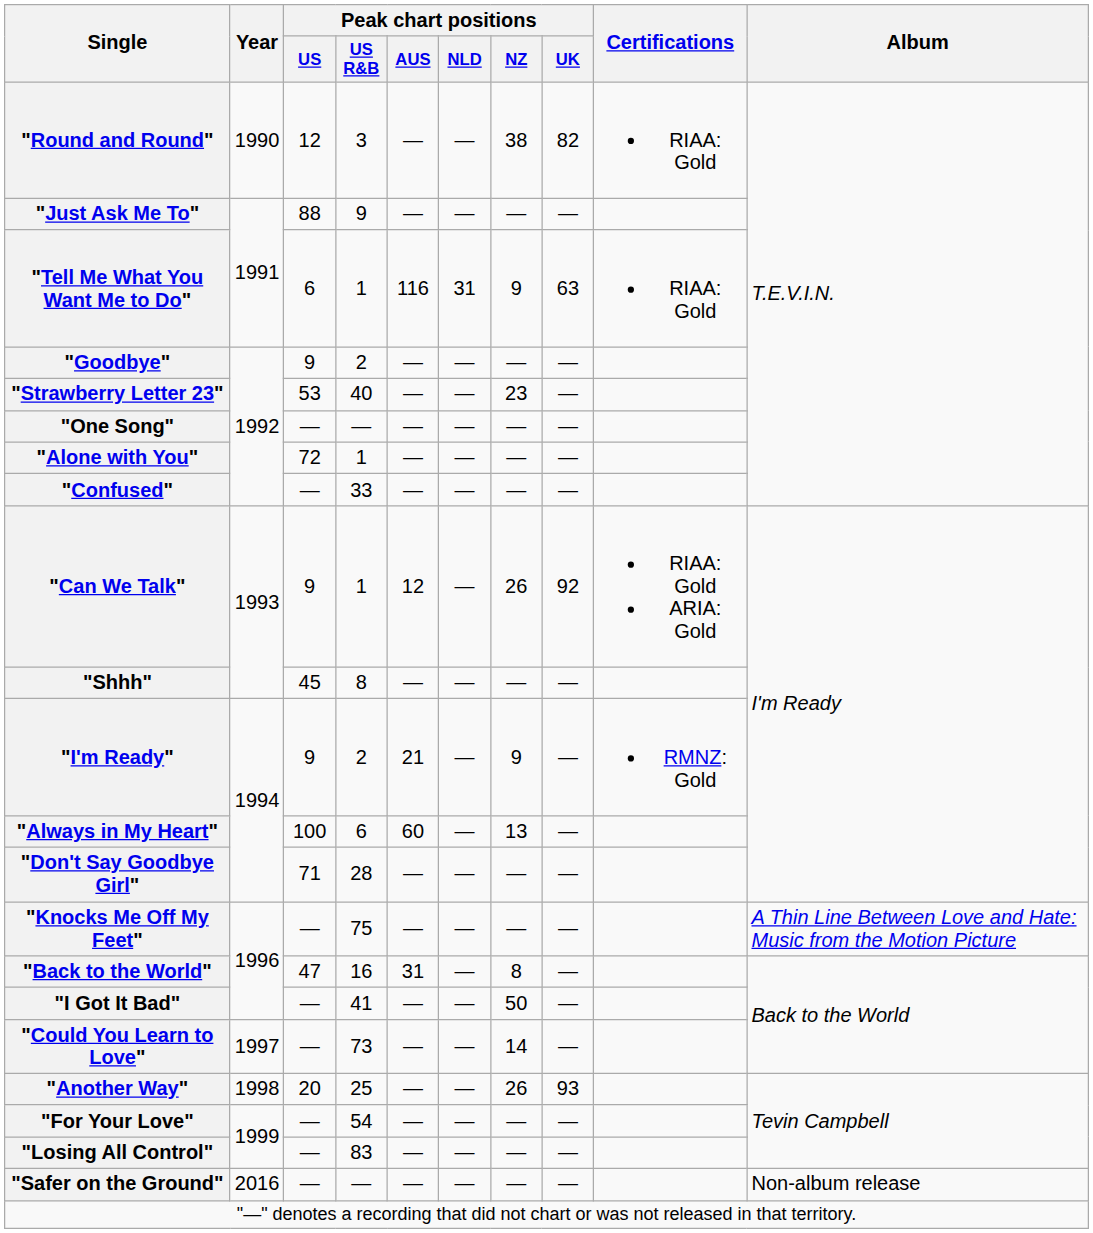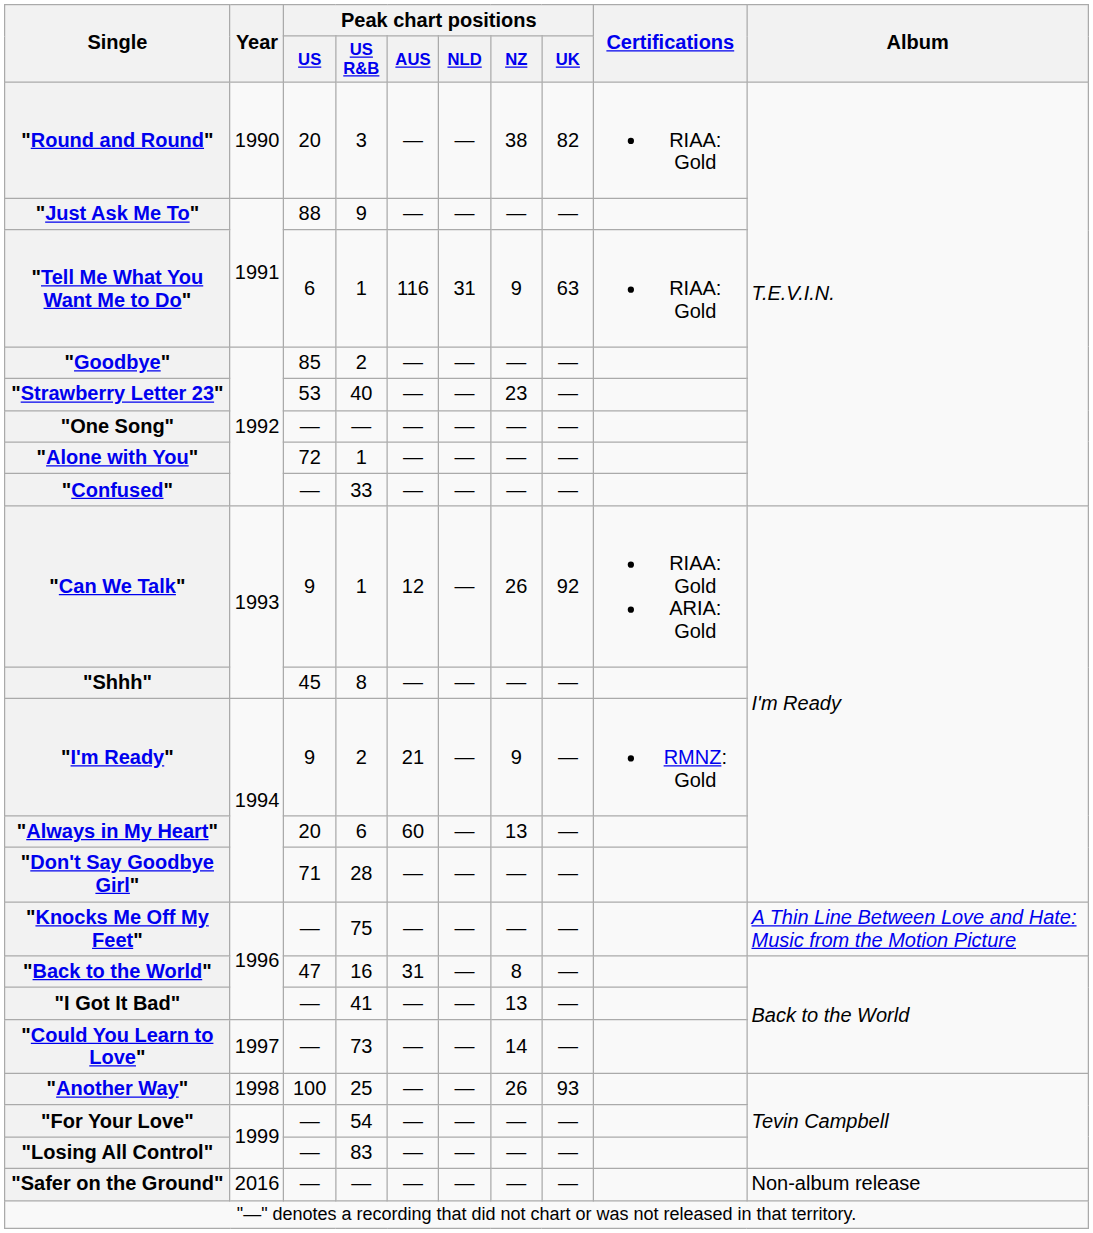(310, 139) 12 -> (310, 139) 20
(310, 362) 9 -> (310, 362) 85
(310, 831) 100 -> (310, 831) 20
(516, 1003) 50 -> (516, 1003) 13
(310, 1089) 20 -> (310, 1089) 100
